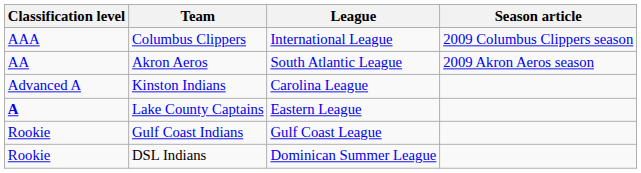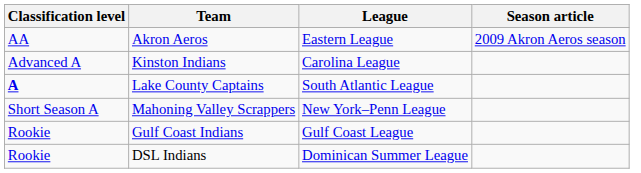- row: (189, 39)
(336, 62) South Atlantic League -> (348, 39) Eastern League
(316, 109) Eastern League -> (368, 86) South Atlantic League
+ row: (214, 109)
